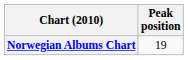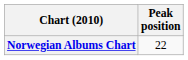(161, 45) 19 -> (161, 45) 22
